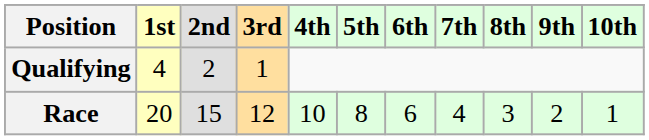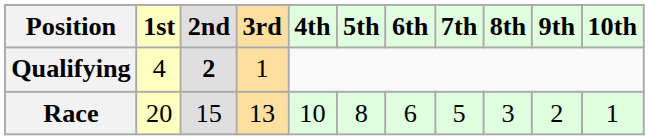(209, 69) normal -> (209, 69) bold
(262, 112) 12 -> (262, 112) 13
(459, 112) 4 -> (459, 112) 5
